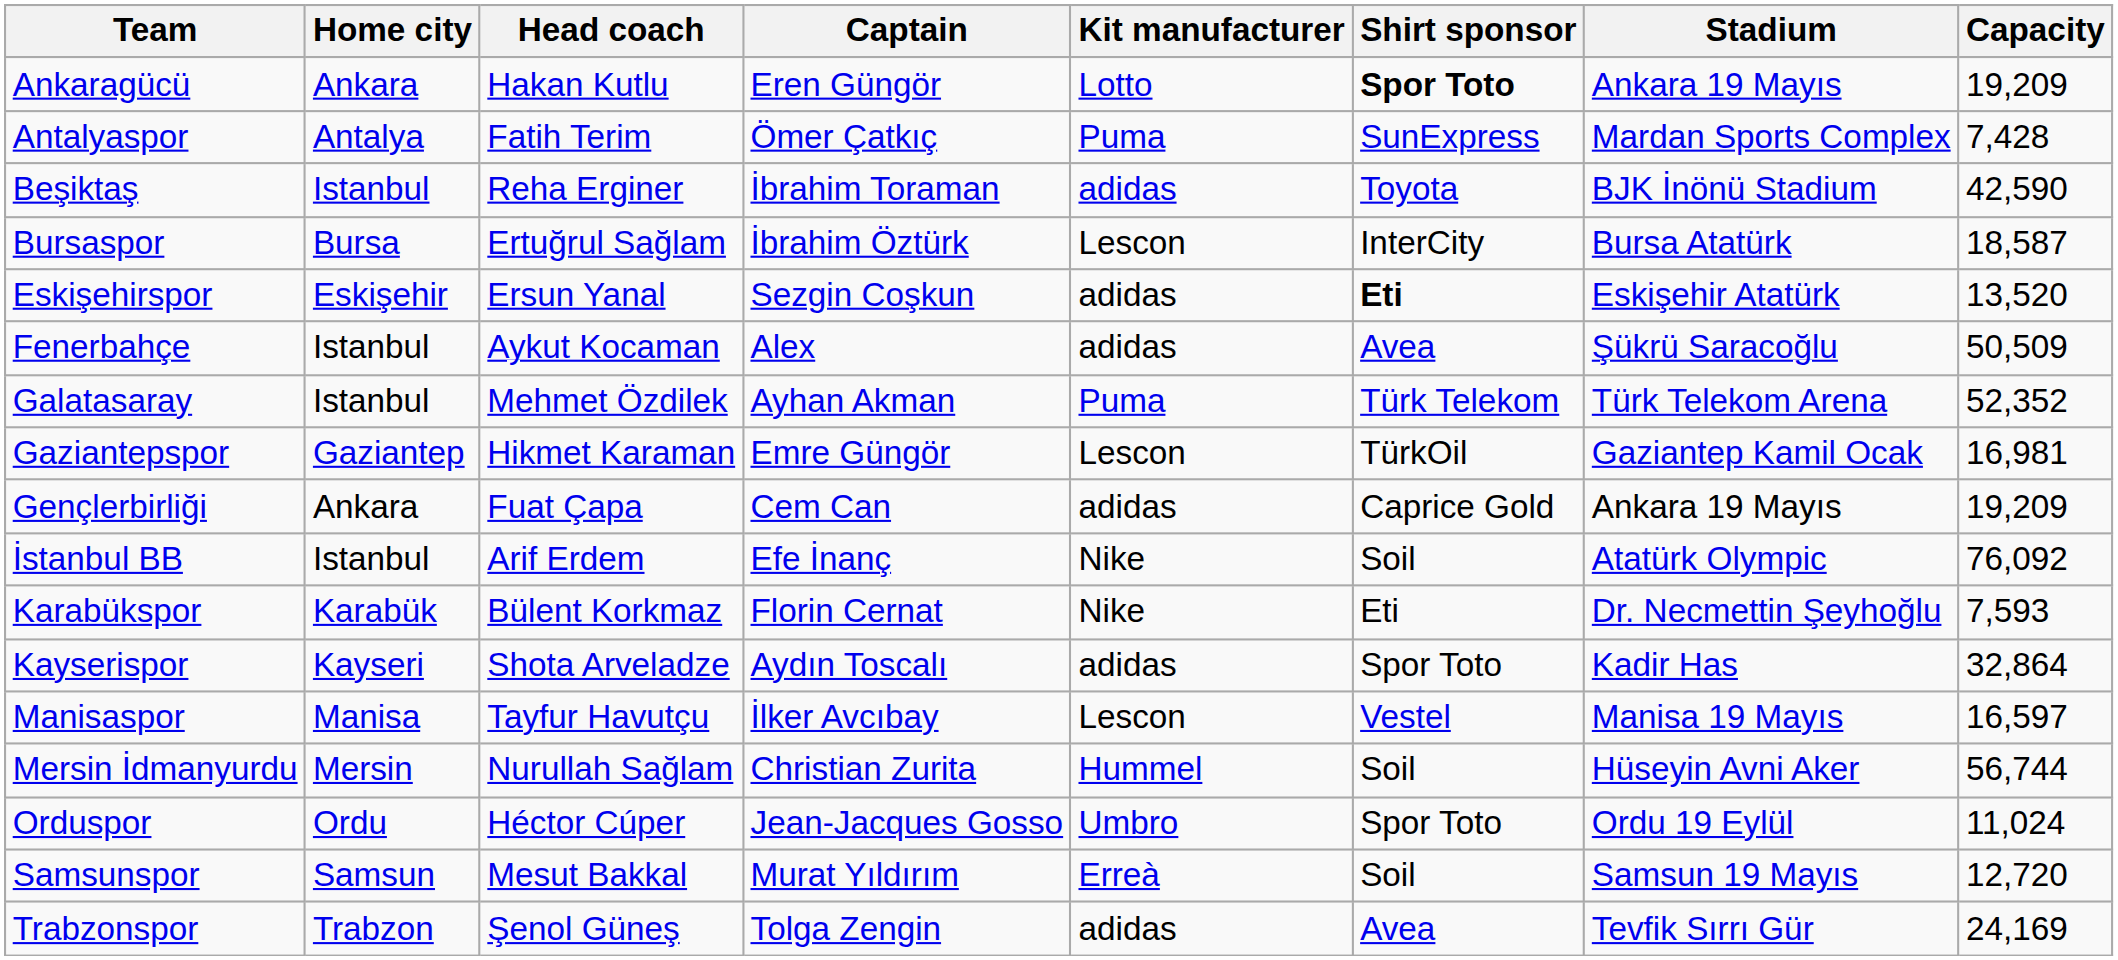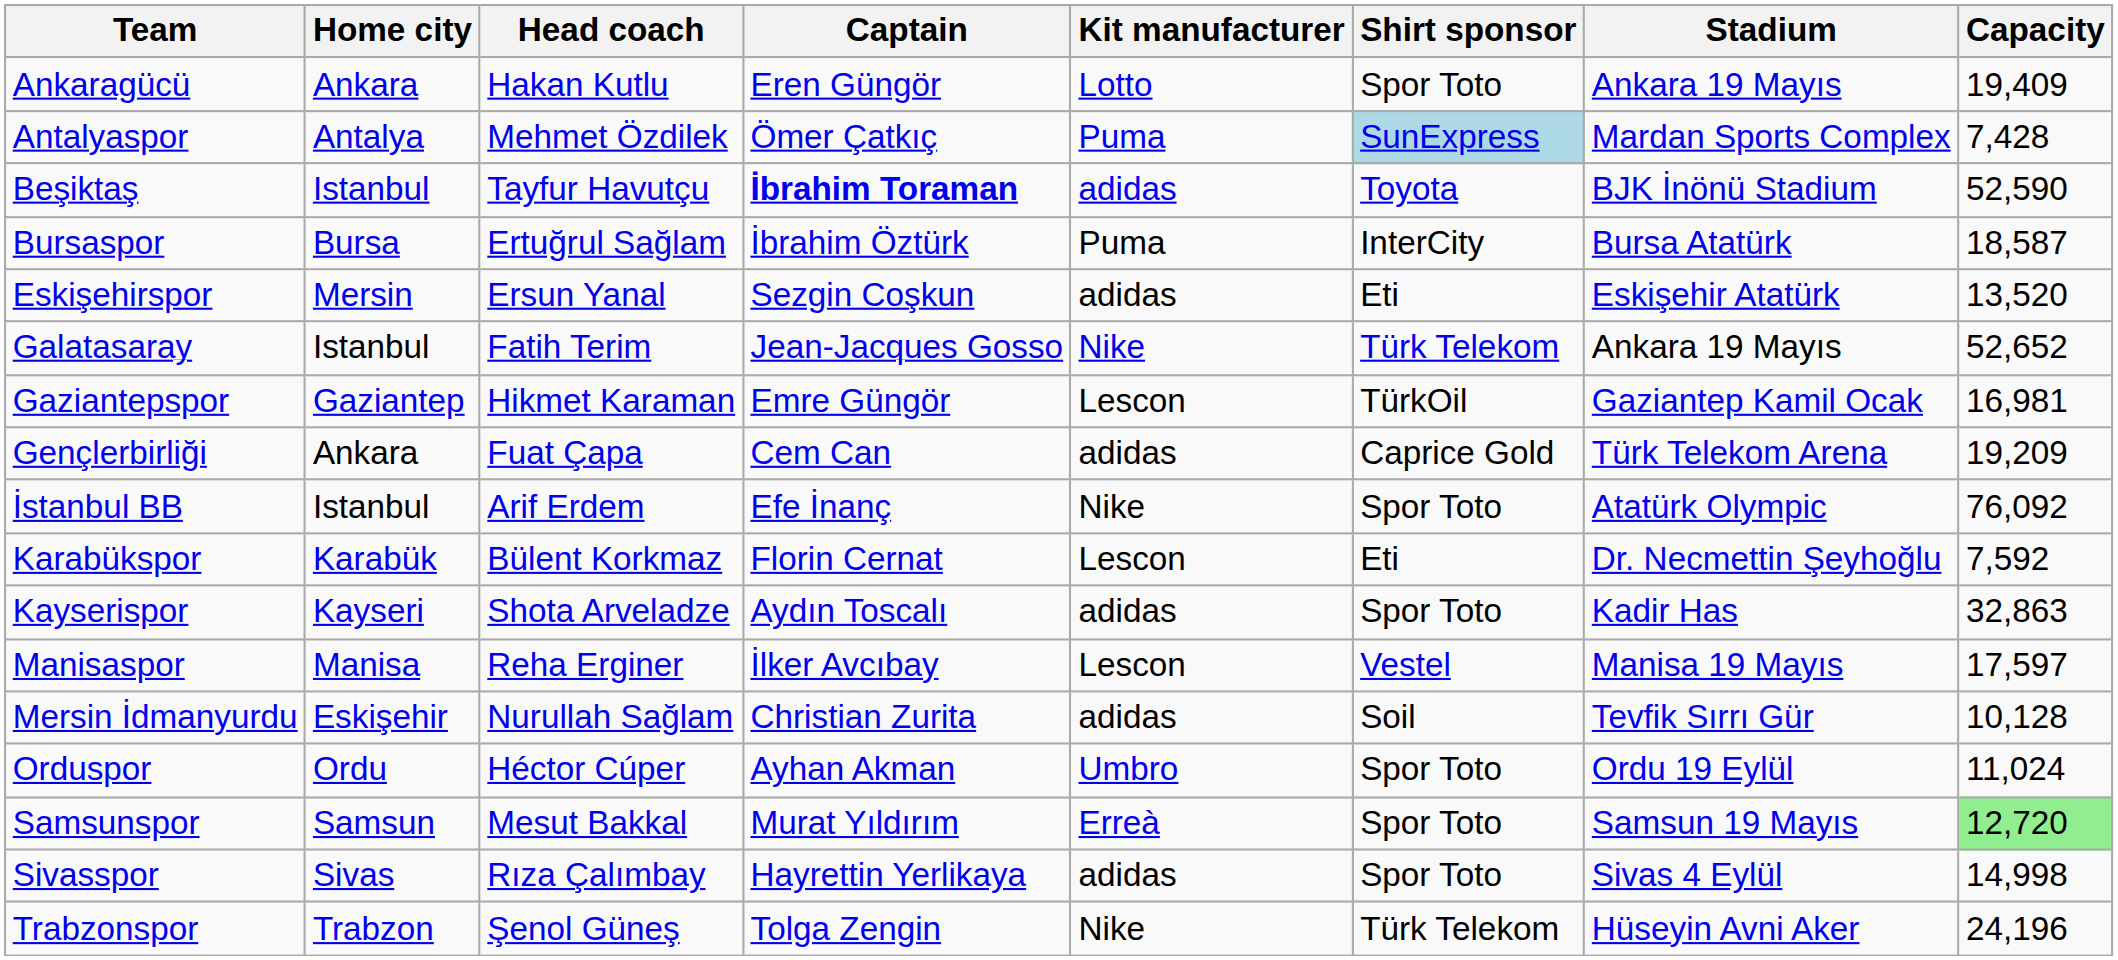(1437, 83) bold -> (1431, 83) normal
(2017, 83) 19,209 -> (2017, 83) 19,409
(569, 136) Fatih Terim -> (608, 136) Mehmet Özdilek
(1450, 136) no background -> (1450, 136) lightblue background
(585, 189) Reha Erginer -> (598, 189) Tayfur Havutçu
(875, 189) normal -> (884, 189) bold
(2017, 189) 42,590 -> (2017, 189) 52,590
(1132, 242) Lescon -> (1122, 242) Puma
(380, 294) Eskişehir -> (363, 294) Mersin
(1381, 294) bold -> (1380, 294) normal
- row: (102, 347)
(608, 400) Mehmet Özdilek -> (569, 347) Fatih Terim
(853, 400) Ayhan Akman -> (907, 347) Jean-Jacques Gosso
(1122, 400) Puma -> (1112, 347) Nike
(1739, 400) Türk Telekom Arena -> (1717, 347) Ankara 19 Mayıs
(2017, 400) 52,352 -> (2017, 347) 52,652
(1717, 505) Ankara 19 Mayıs -> (1739, 453) Türk Telekom Arena
(1388, 558) Soil -> (1431, 505) Spor Toto
(1112, 611) Nike -> (1132, 558) Lescon
(2008, 611) 7,593 -> (2008, 558) 7,592
(2017, 664) 32,864 -> (2017, 611) 32,863
(598, 717) Tayfur Havutçu -> (585, 664) Reha Erginer
(2017, 717) 16,597 -> (2017, 664) 17,597
(363, 769) Mersin -> (380, 717) Eskişehir
(1140, 769) Hummel -> (1128, 717) adidas
(1726, 769) Hüseyin Avni Aker -> (1703, 717) Tevfik Sırrı Gür
(2017, 769) 56,744 -> (2017, 717) 10,128
(907, 822) Jean-Jacques Gosso -> (853, 769) Ayhan Akman
(1388, 875) Soil -> (1431, 822) Spor Toto
(2017, 875) no background -> (2017, 822) lightgreen background
+ row: (86, 875)
(1128, 928) adidas -> (1112, 928) Nike
(1398, 928) Avea -> (1460, 928) Türk Telekom
(1703, 928) Tevfik Sırrı Gür -> (1726, 928) Hüseyin Avni Aker
(2017, 928) 24,169 -> (2017, 928) 24,196
